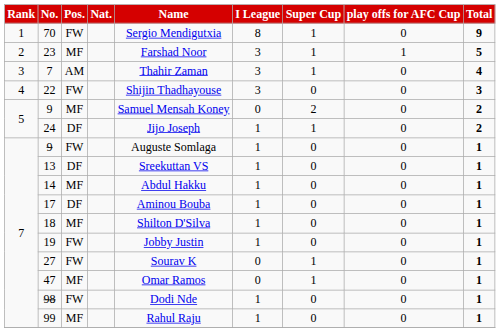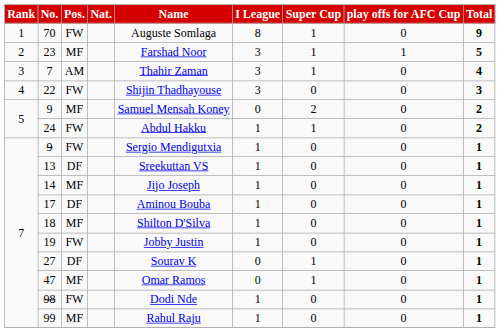(174, 33) Sergio Mendigutxia -> (174, 33) Auguste Somlaga
(74, 128) DF -> (74, 128) FW
(174, 128) Jijo Joseph -> (174, 128) Abdul Hakku
(174, 147) Auguste Somlaga -> (174, 147) Sergio Mendigutxia
(174, 185) Abdul Hakku -> (174, 185) Jijo Joseph
(74, 261) FW -> (74, 261) DF
